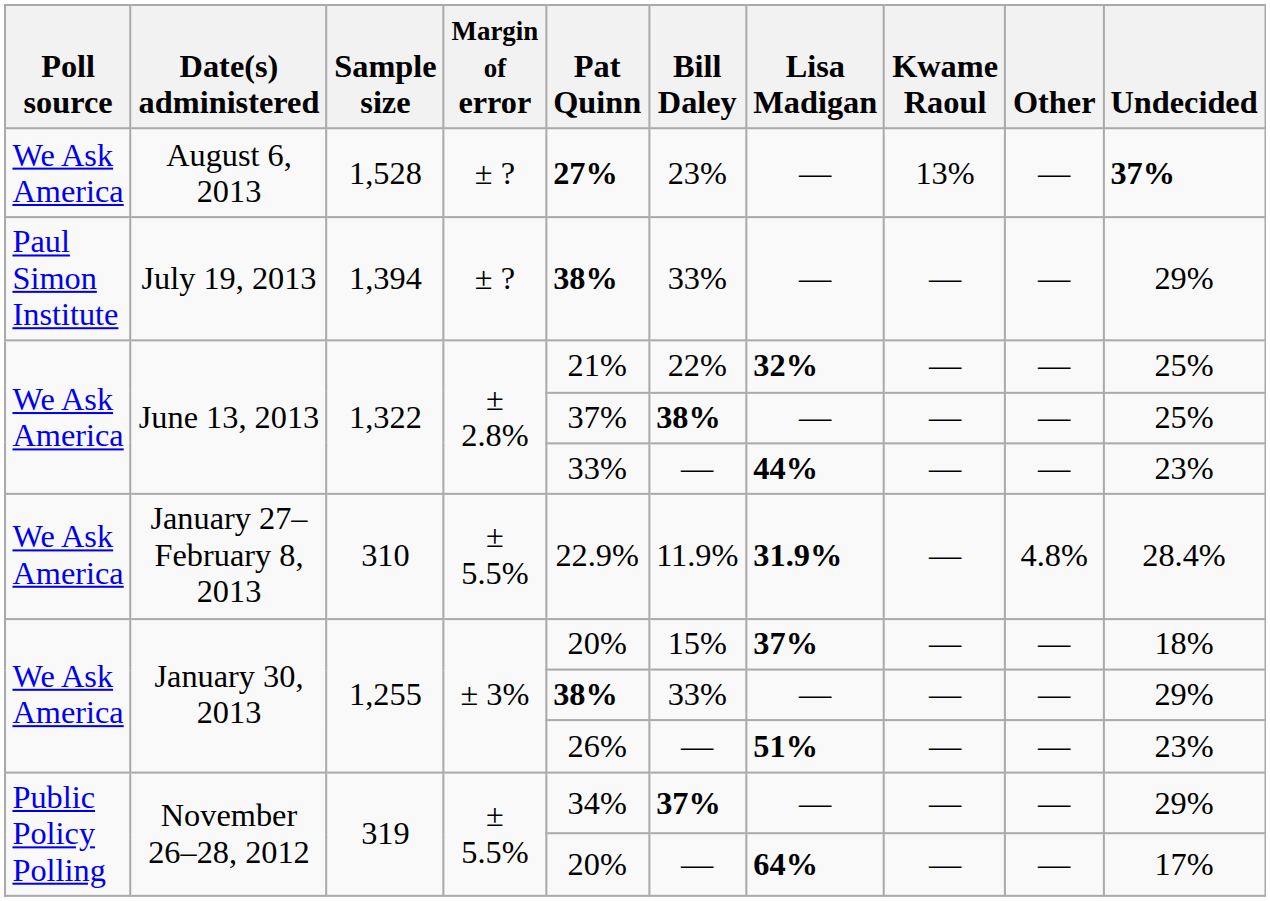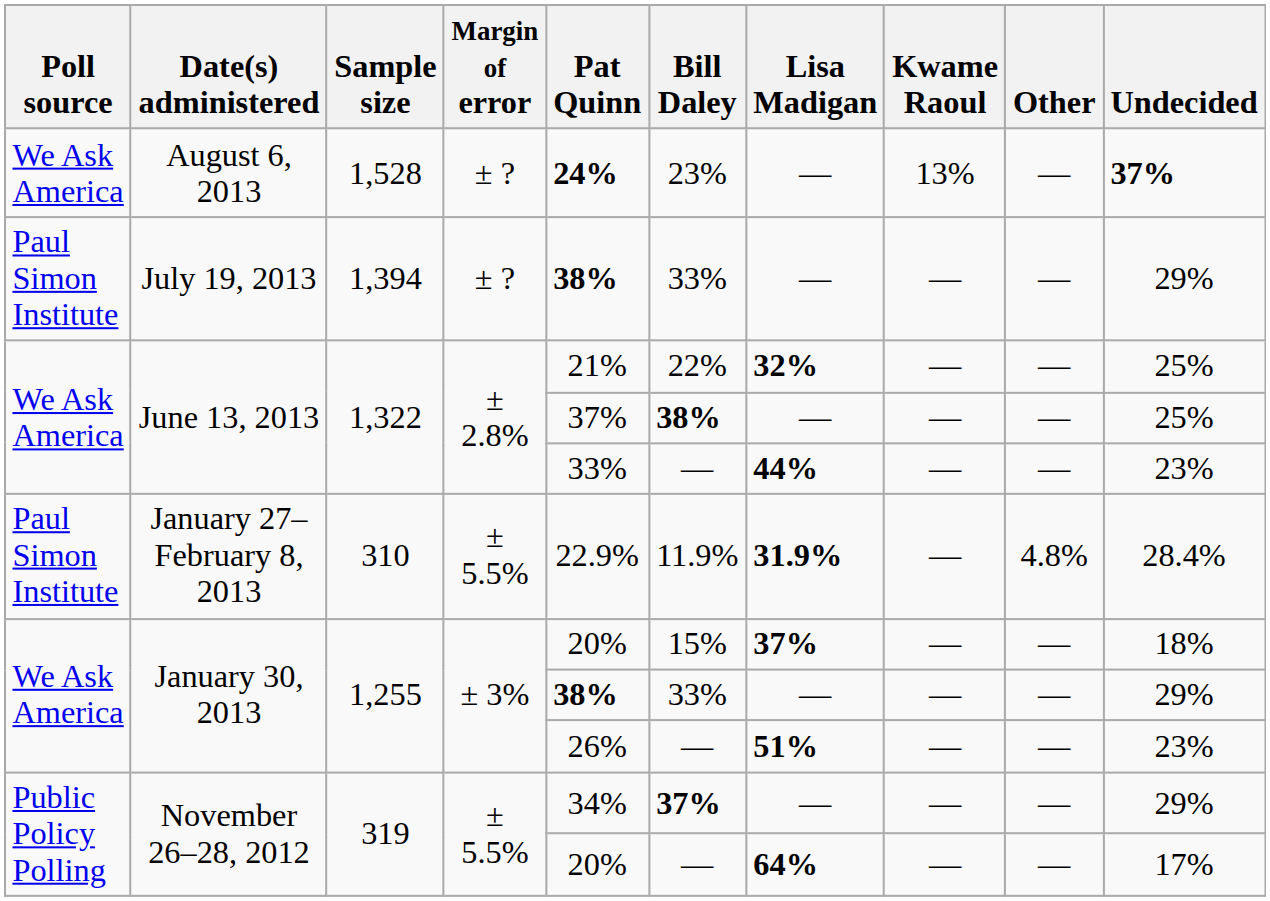(586, 172) 27% -> (586, 172) 24%
(68, 555) We Ask America -> (65, 555) Paul Simon Institute
